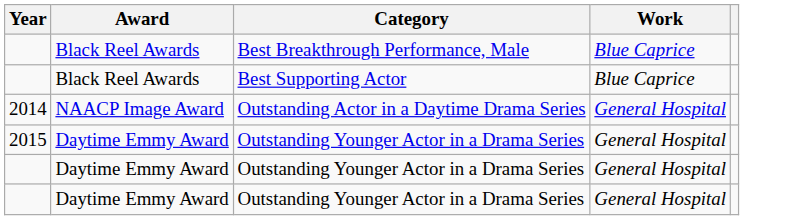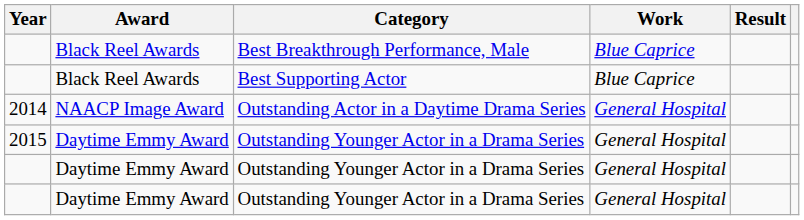+ column: (760, 19)
